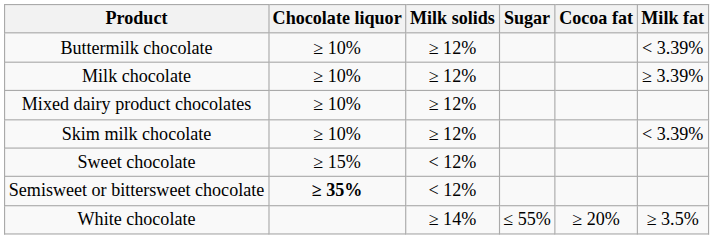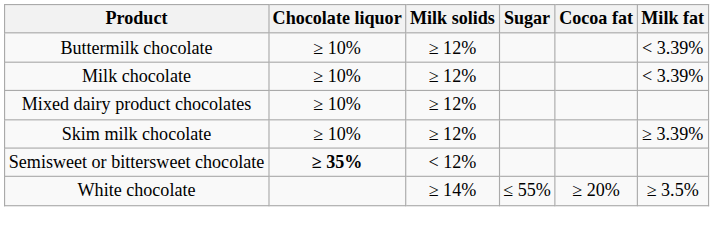(673, 76) ≥ 3.39% -> (673, 76) < 3.39%
(673, 133) < 3.39% -> (673, 133) ≥ 3.39%
- row: (136, 162)
